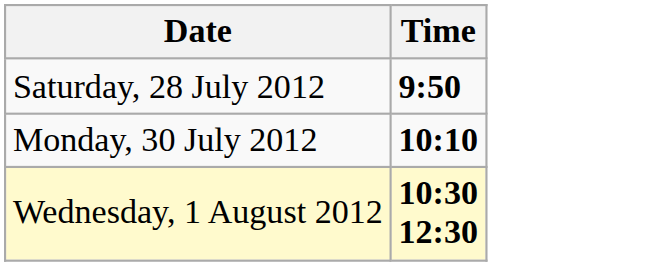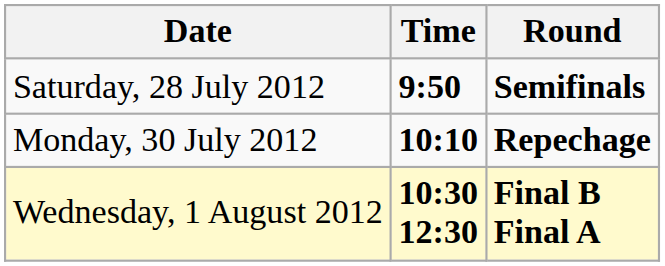+ column: (572, 31)
